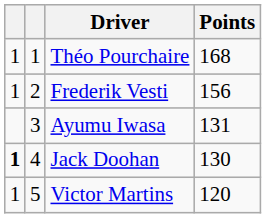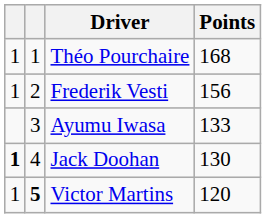(215, 125) 131 -> (215, 125) 133
(35, 194) normal -> (35, 194) bold
